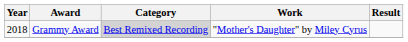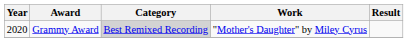(17, 29) 2018 -> (17, 29) 2020
